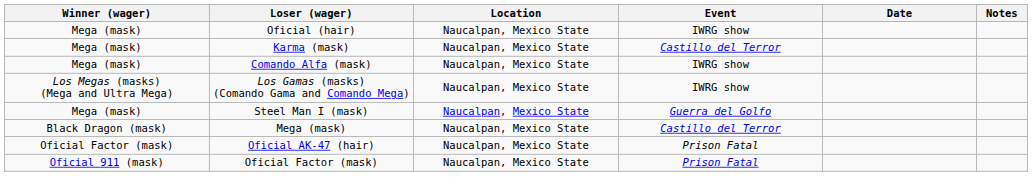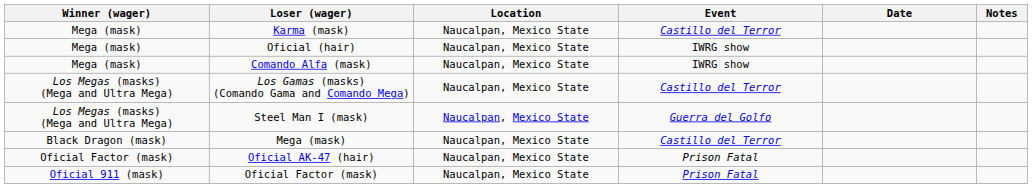rows swapped: (311, 47) <-> (311, 30)
(721, 88) IWRG show -> (721, 88) Castillo del Terror
(107, 111) Mega (mask) -> (107, 117) Los Megas (masks) (Mega and Ultra Mega)
